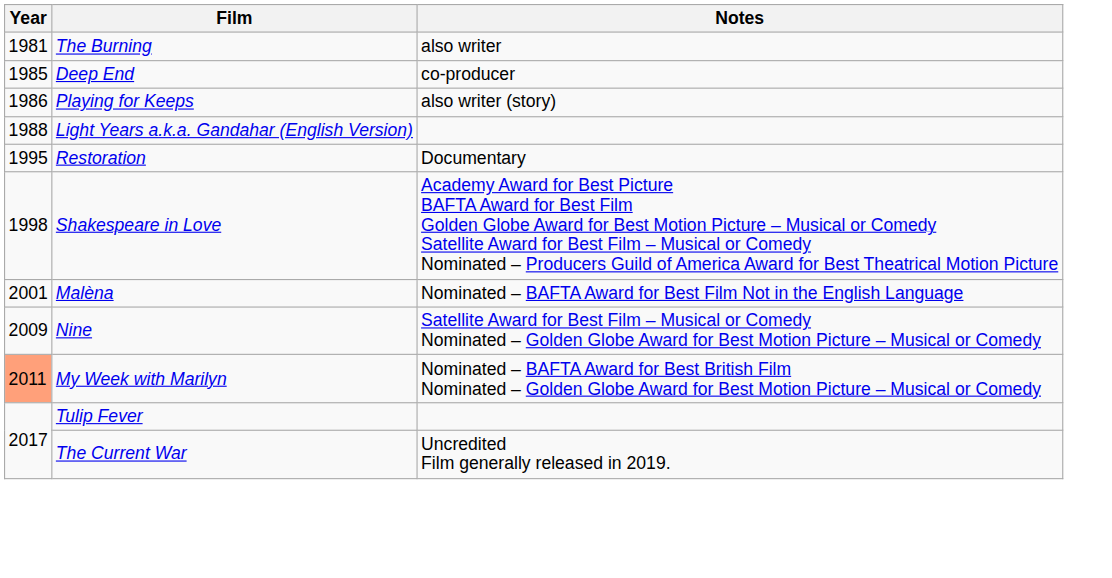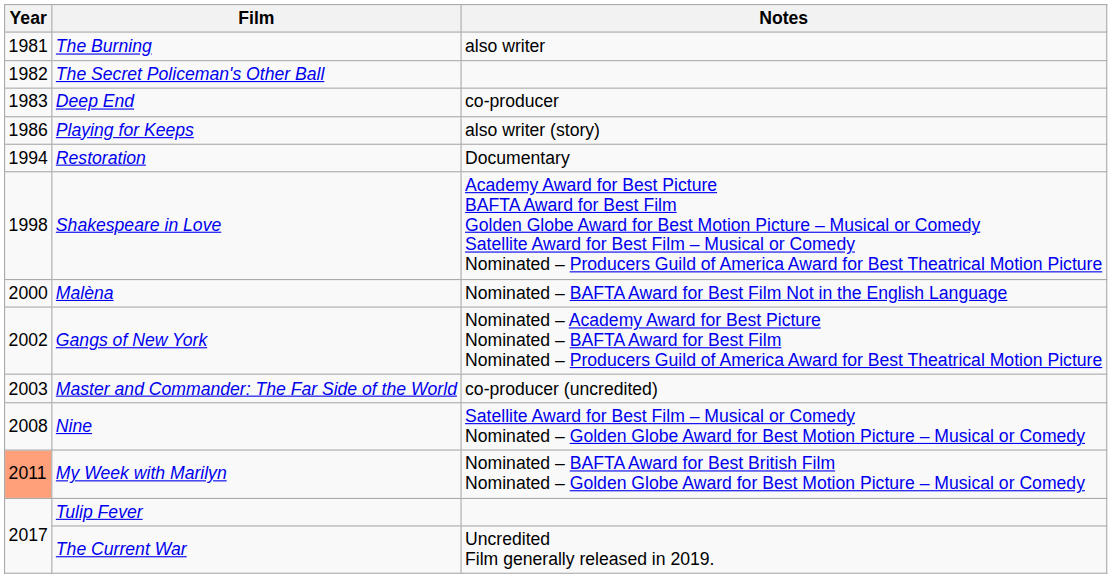+ row: (190, 74)
(28, 74) 1985 -> (28, 102) 1983
- row: (234, 130)
(28, 158) 1995 -> (28, 158) 1994
(28, 293) 2001 -> (28, 293) 2000
+ row: (132, 340)
+ row: (256, 388)
(28, 330) 2009 -> (28, 426) 2008
